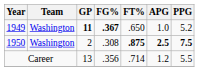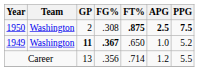rows swapped: (16, 27) <-> (16, 43)
